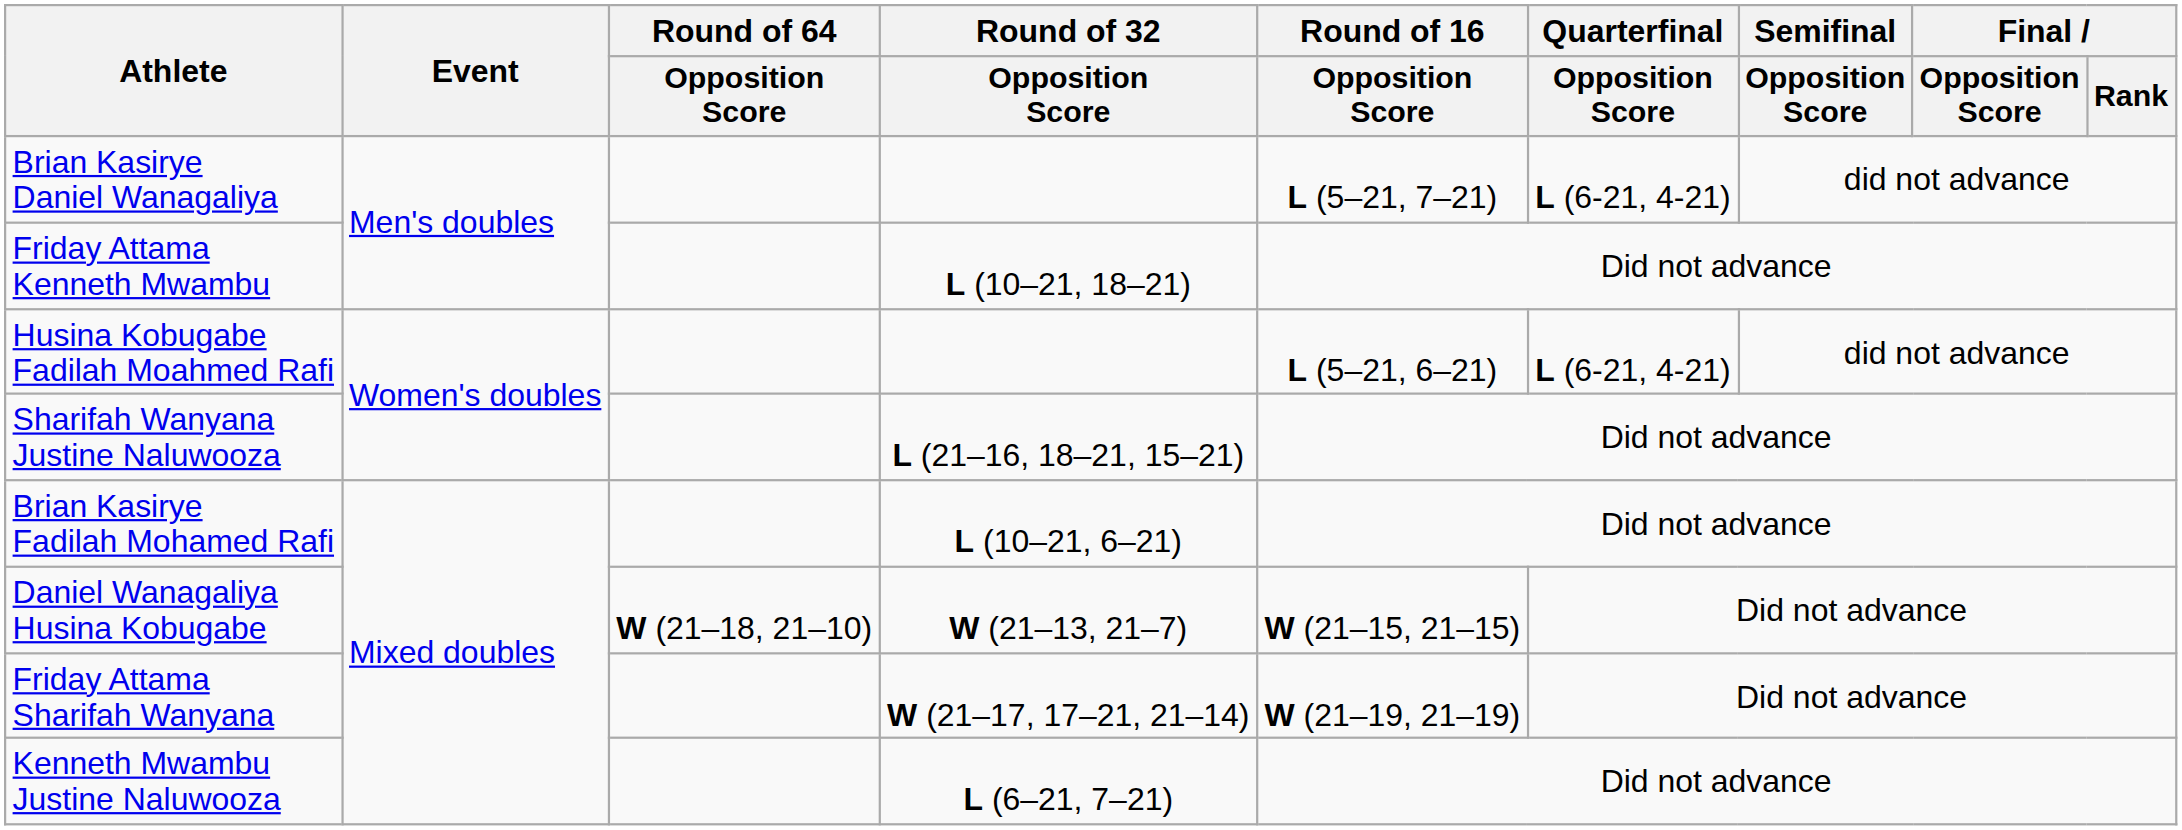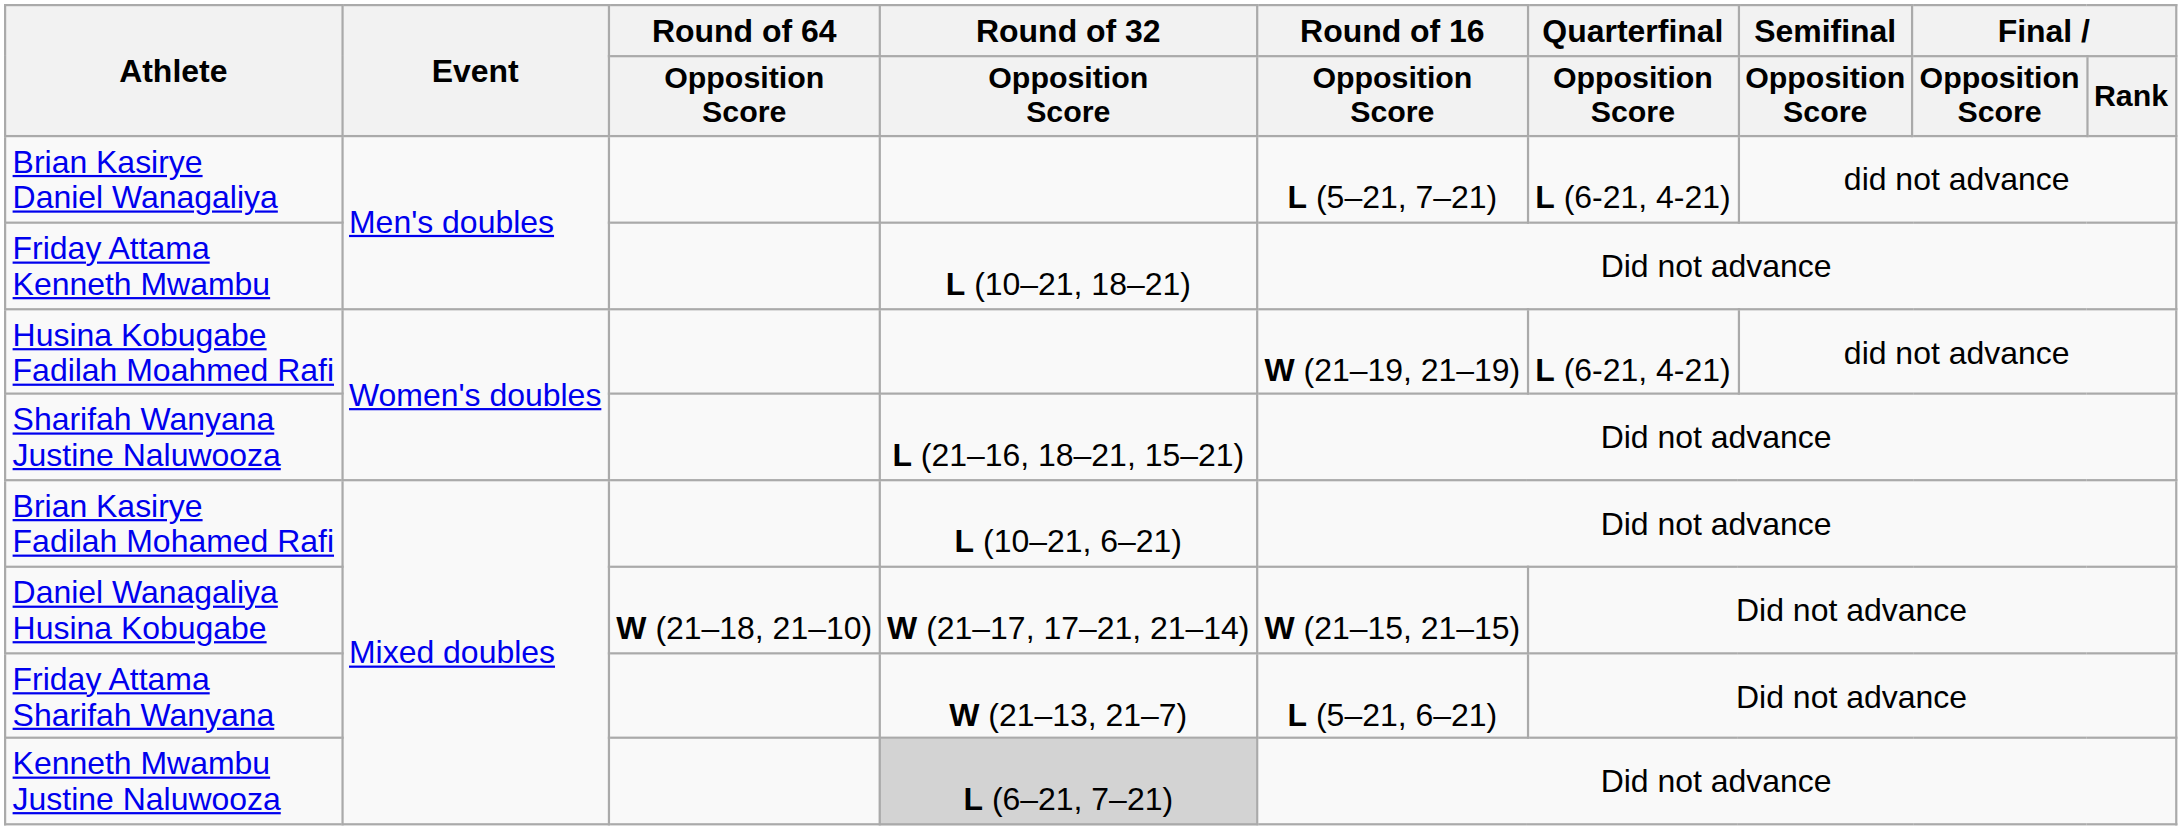(1392, 370) L (5–21, 6–21) -> (1392, 370) W (21–19, 21–19)
(1068, 628) W (21–13, 21–7) -> (1068, 628) W (21–17, 17–21, 21–14)
(1068, 714) W (21–17, 17–21, 21–14) -> (1068, 714) W (21–13, 21–7)
(1392, 714) W (21–19, 21–19) -> (1392, 714) L (5–21, 6–21)
(1068, 800) no background -> (1068, 800) lightgrey background
